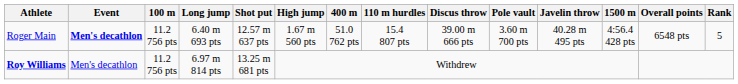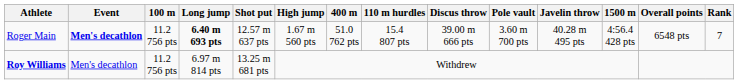(206, 36) normal -> (206, 36) bold
(720, 36) 5 -> (720, 36) 7
